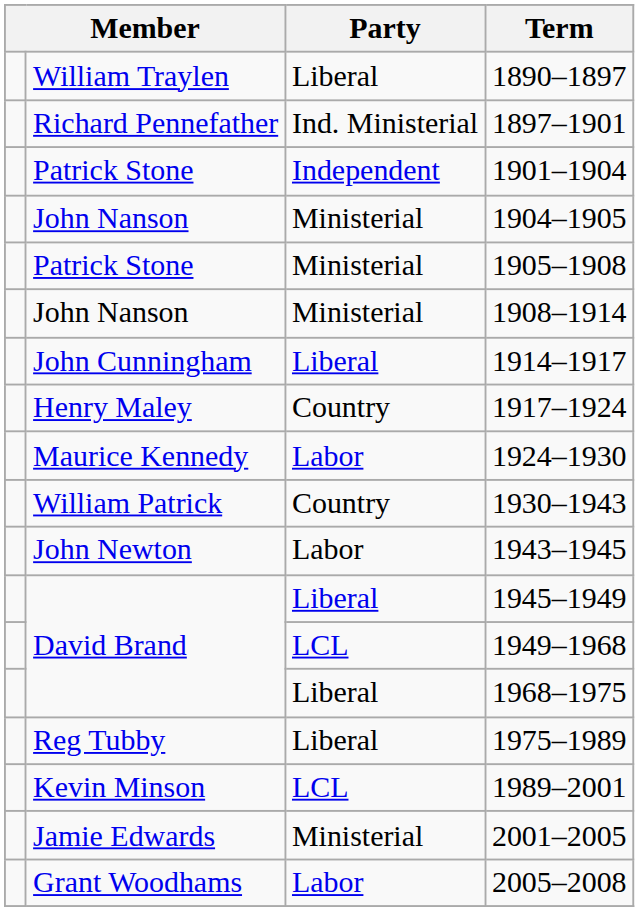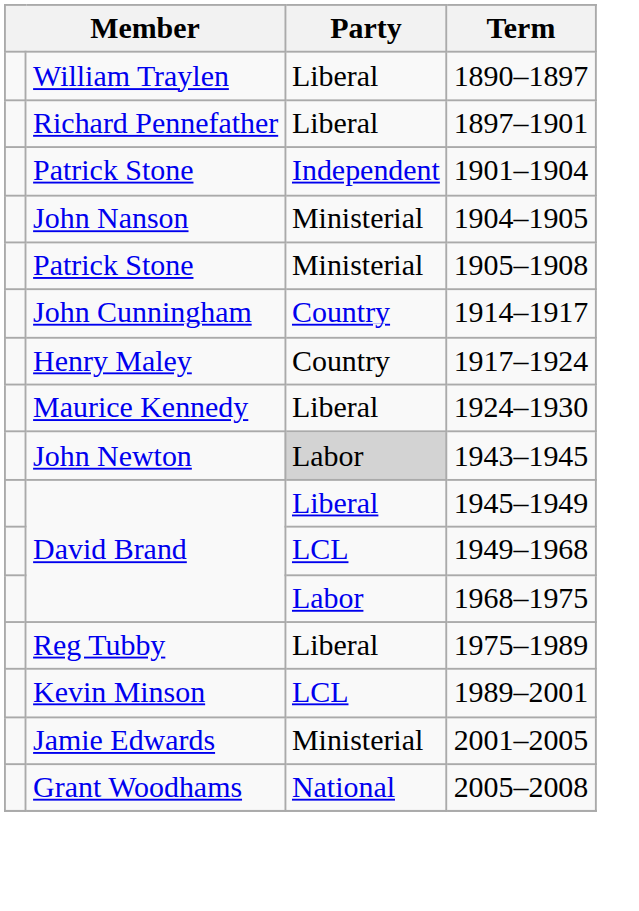(385, 123) Ind. Ministerial -> (335, 123) Liberal
- row: (559, 312)
(335, 360) Liberal -> (341, 312) Country
(328, 455) Labor -> (335, 407) Liberal
- row: (559, 502)
(328, 550) no background -> (328, 455) lightgrey background
(335, 692) Liberal -> (328, 597) Labor
(328, 882) Labor -> (343, 787) National
